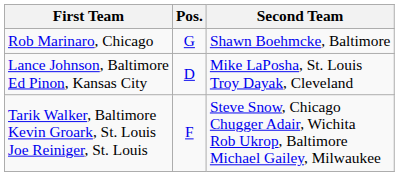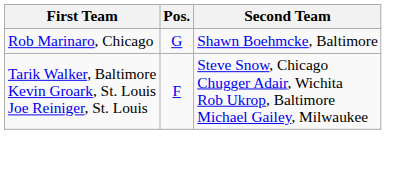- row: (88, 74)
